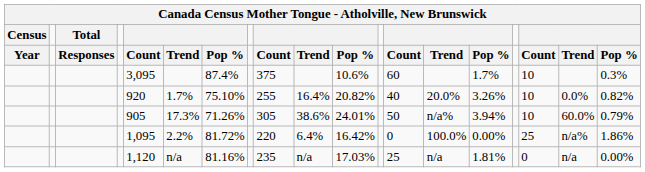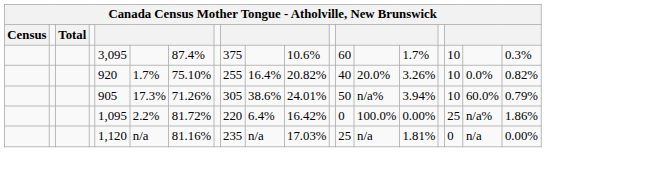- row: (27, 55)
